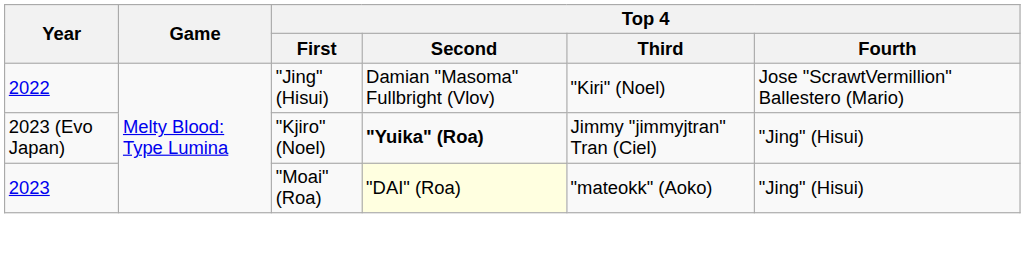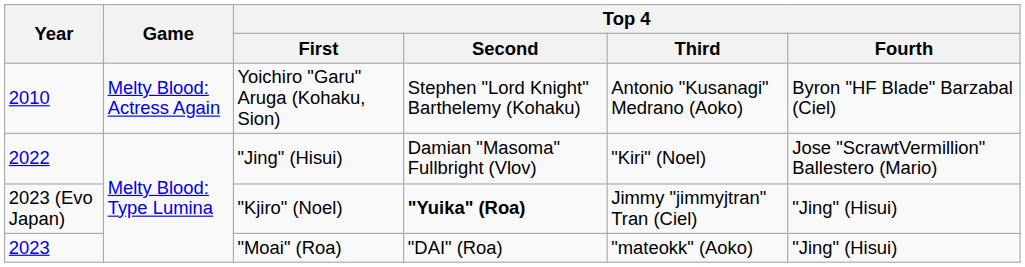+ row: (301, 98)
(414, 187) lightyellow background -> (455, 247) no background
